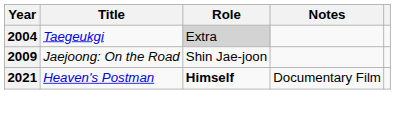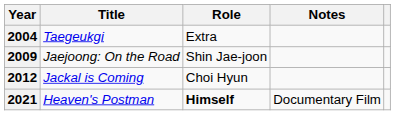(201, 36) lightgrey background -> (201, 36) no background
+ row: (22, 78)
